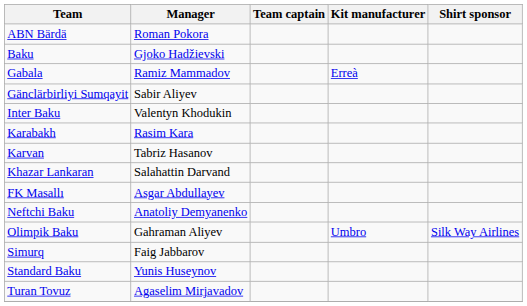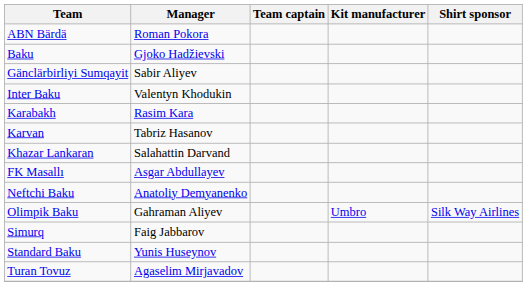- row: (25, 73)
